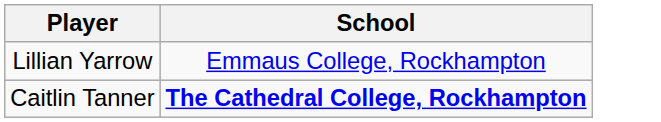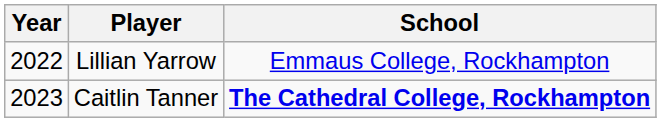+ column: (37, 23)
